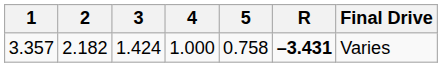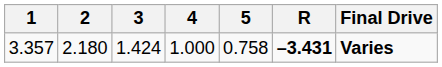(85, 47) 2.182 -> (85, 47) 2.180
(365, 47) normal -> (367, 47) bold
